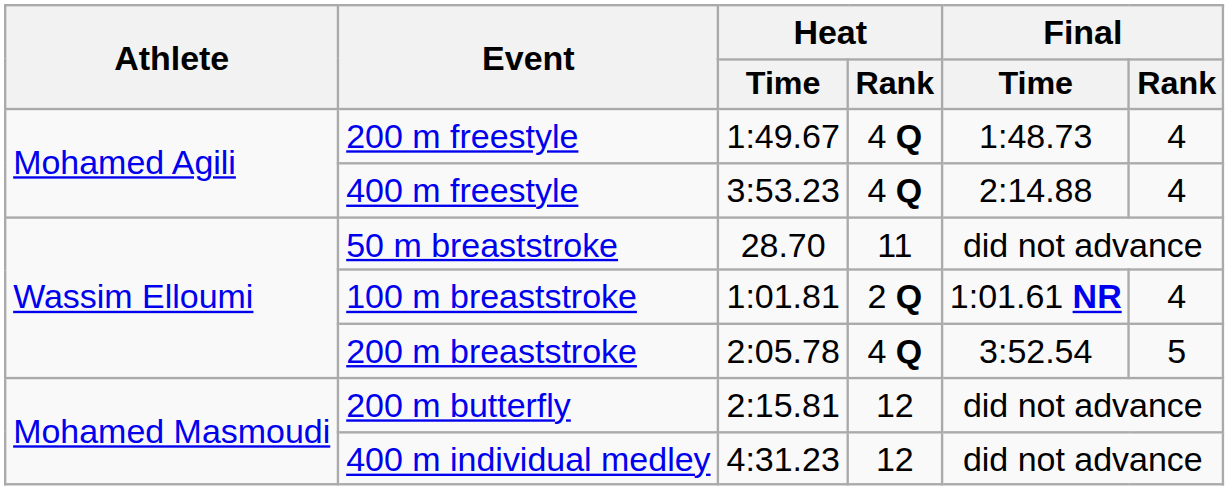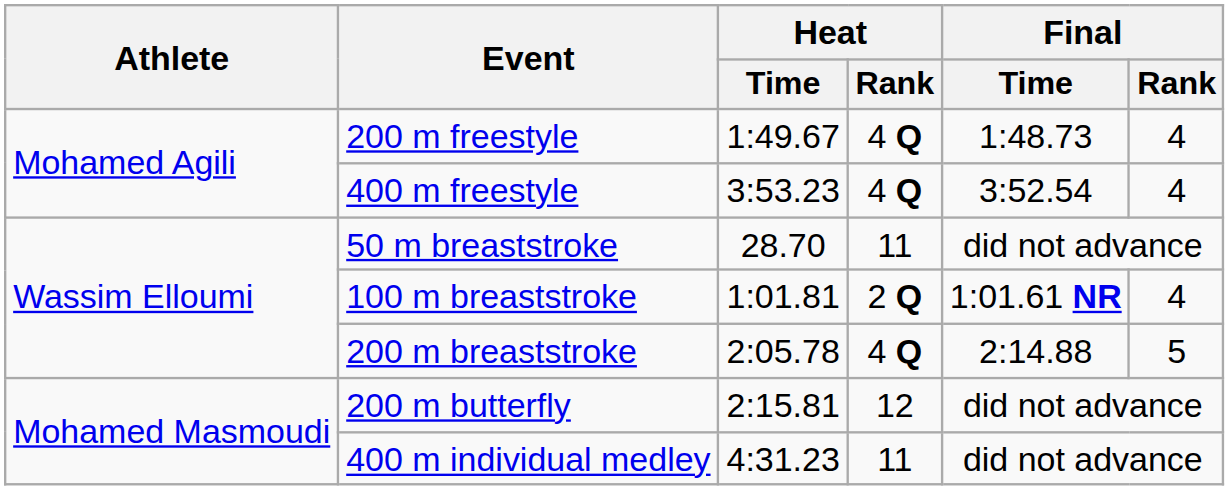(1036, 190) 2:14.88 -> (1036, 190) 3:52.54
(1036, 352) 3:52.54 -> (1036, 352) 2:14.88
(895, 459) 12 -> (895, 459) 11
